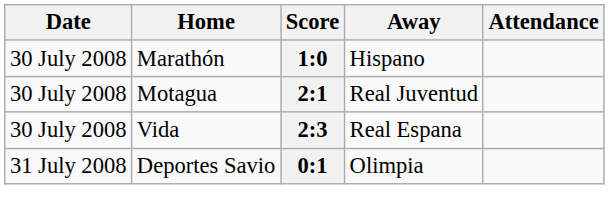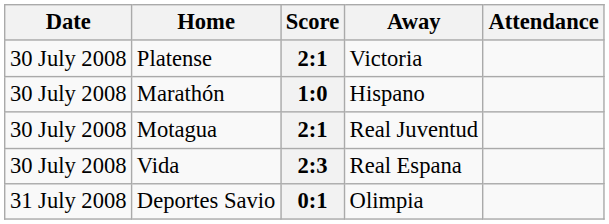+ row: (174, 58)
